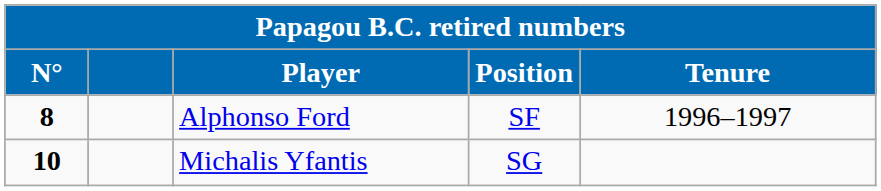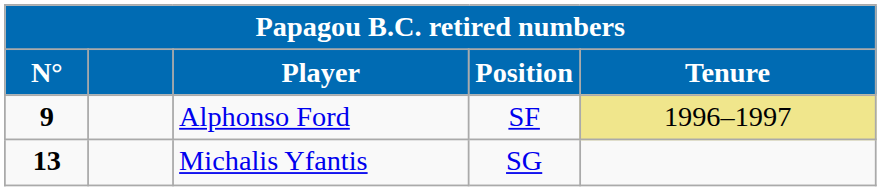(47, 116) 8 -> (47, 116) 9
(728, 116) no background -> (728, 116) khaki background
(47, 161) 10 -> (47, 161) 13
